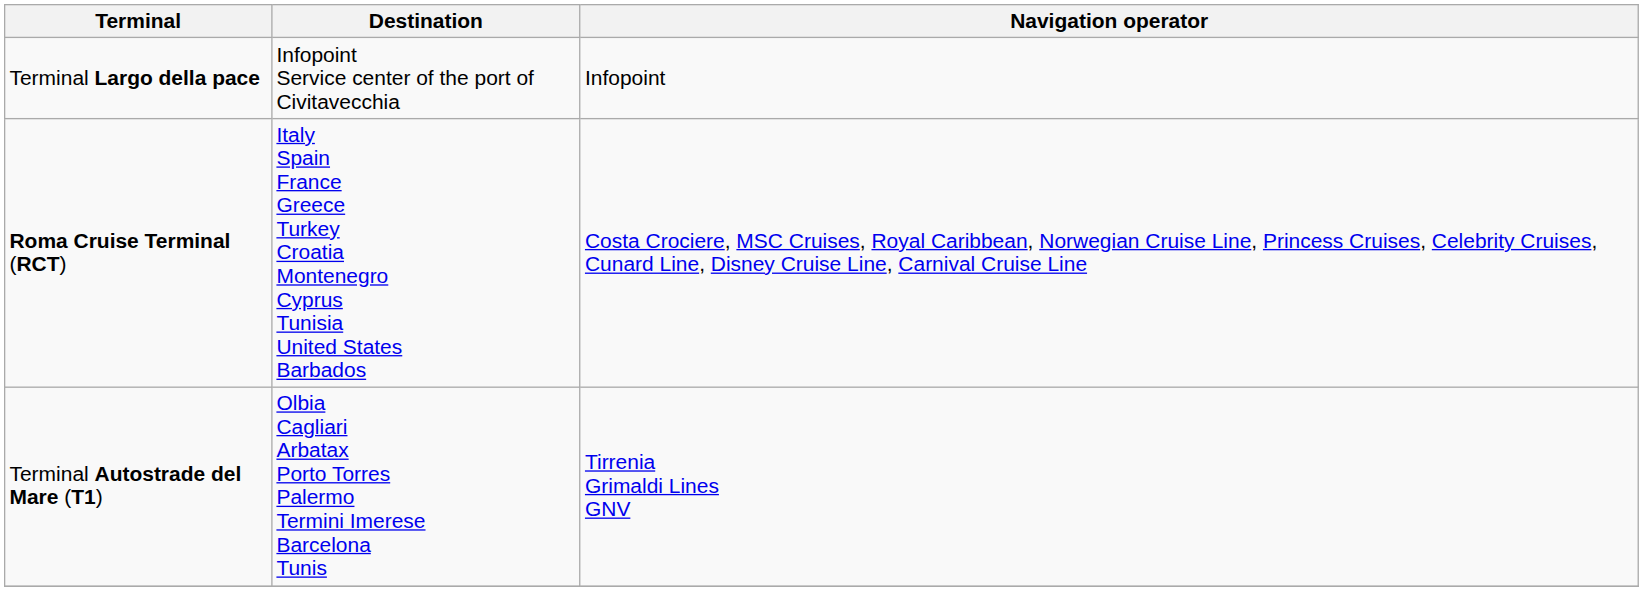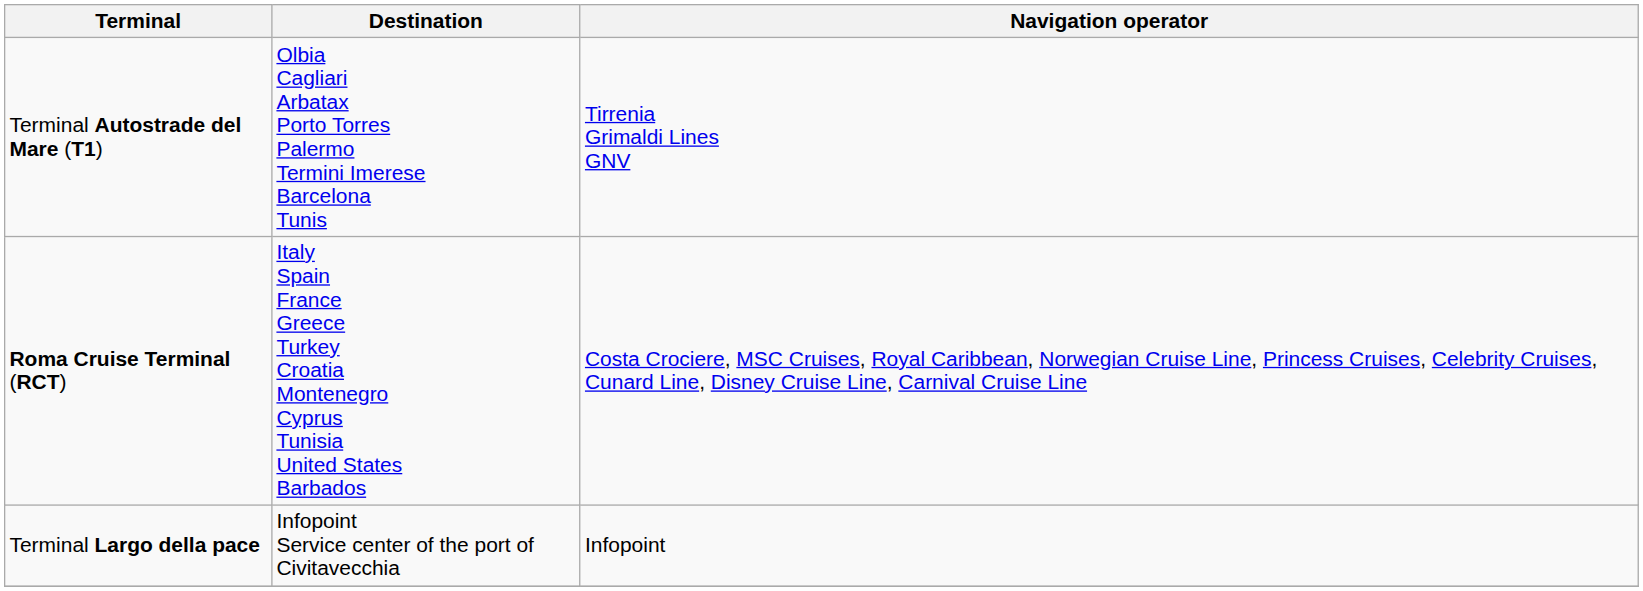rows swapped: (125, 486) <-> (135, 77)
